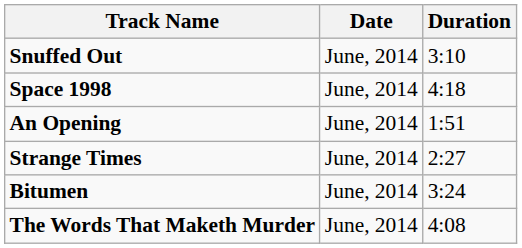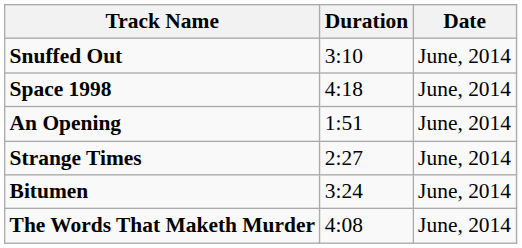columns swapped: (371, 21) <-> (469, 21)
